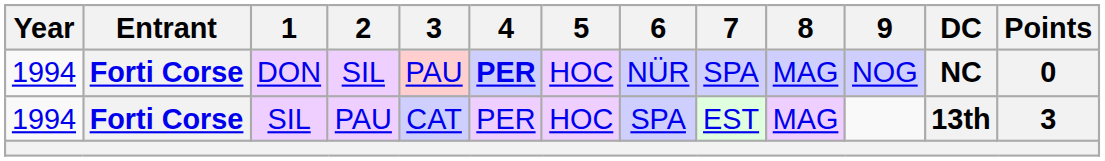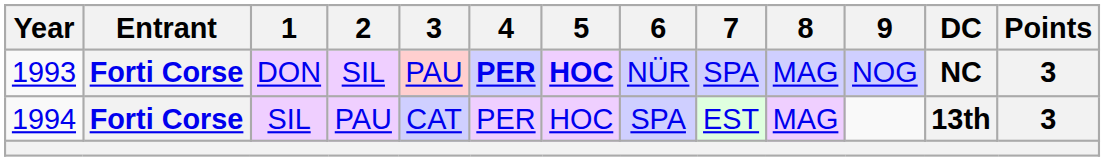(44, 73) 1994 -> (44, 73) 1993
(581, 73) normal -> (581, 73) bold
(1048, 73) 0 -> (1048, 73) 3
